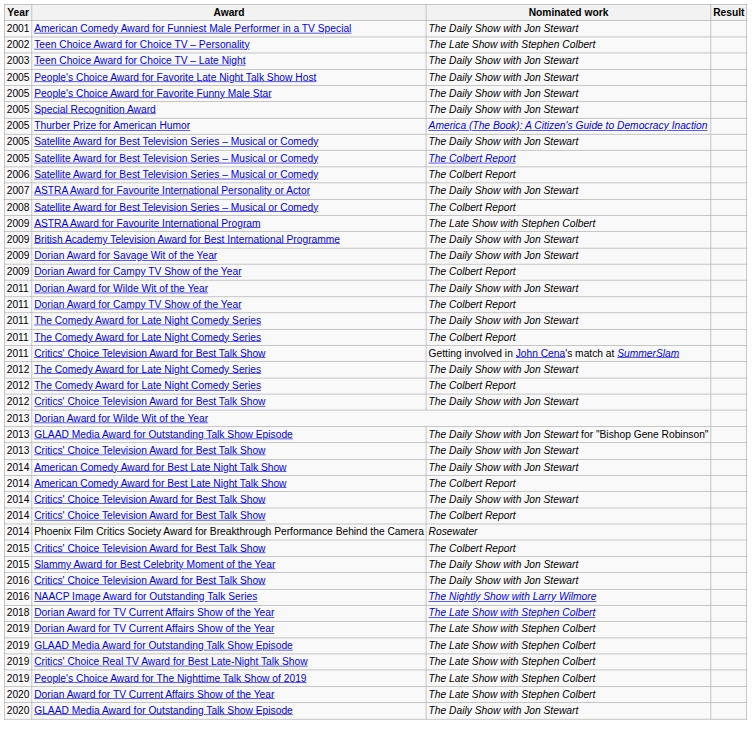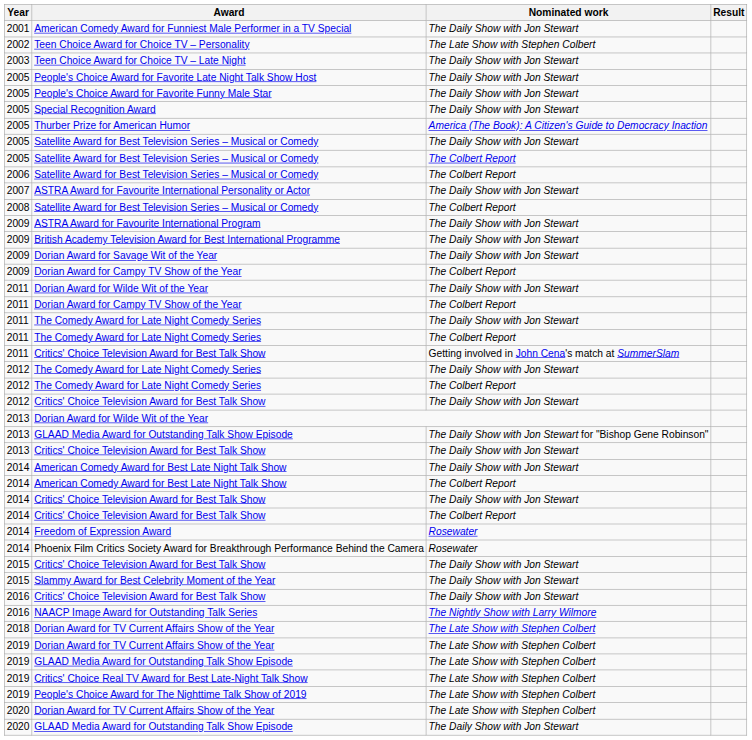(512, 223) The Late Show with Stephen Colbert -> (503, 223) The Daily Show with Jon Stewart
+ row: (18, 532)
(472, 548) The Colbert Report -> (503, 564) The Daily Show with Jon Stewart
